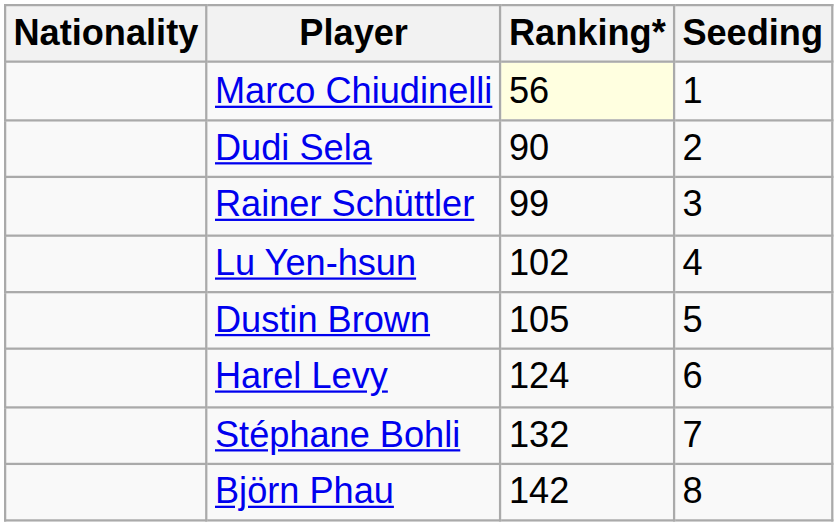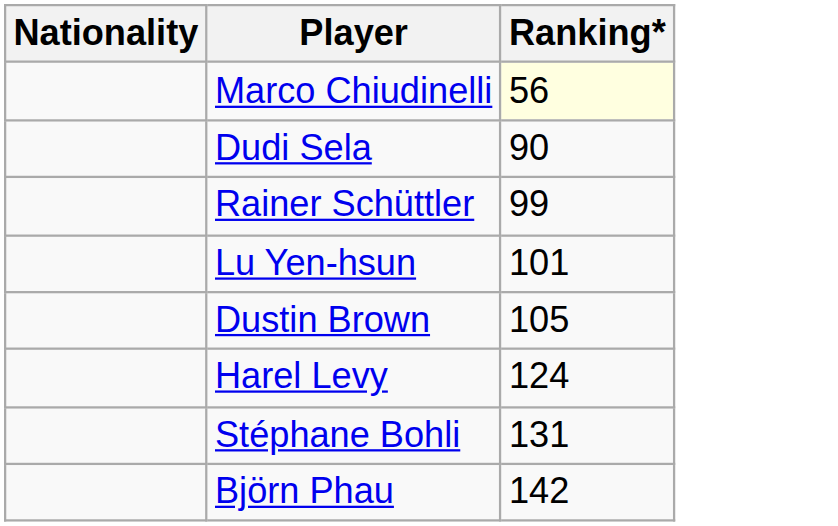- column: (753, 33)
(539, 262) 102 -> (539, 262) 101
(539, 434) 132 -> (539, 434) 131
